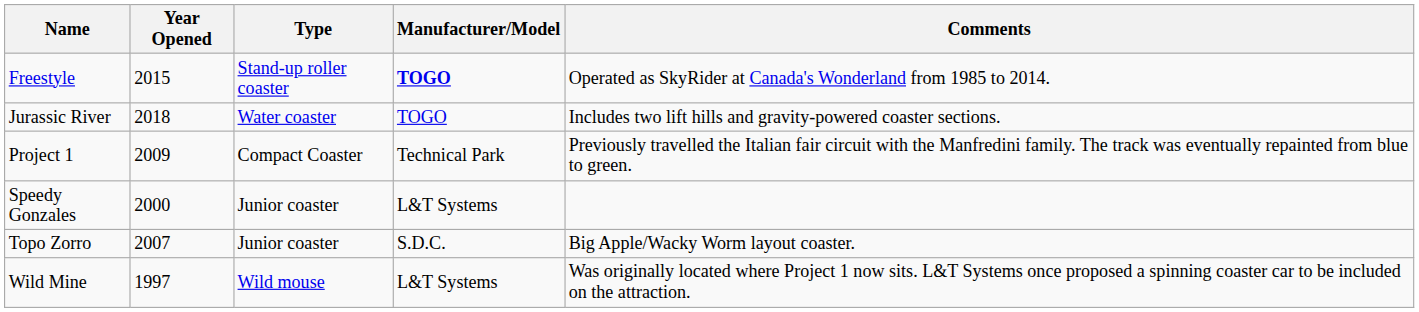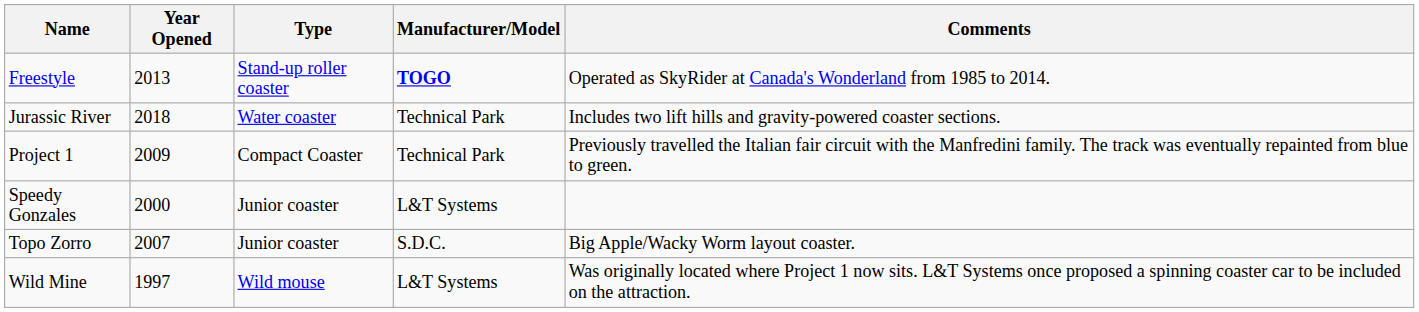(152, 78) 2015 -> (152, 78) 2013
(422, 116) TOGO -> (451, 116) Technical Park
